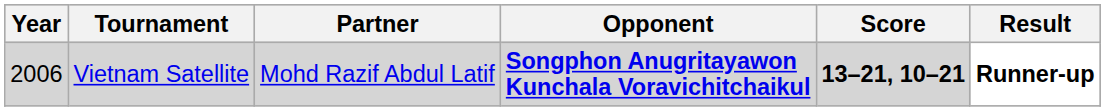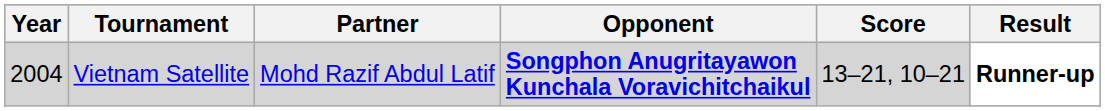(36, 74) 2006 -> (36, 74) 2004
(893, 74) bold -> (893, 74) normal
